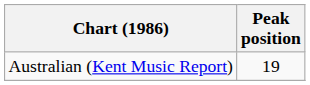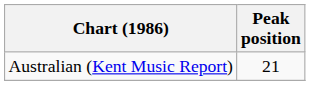(271, 66) 19 -> (271, 66) 21
